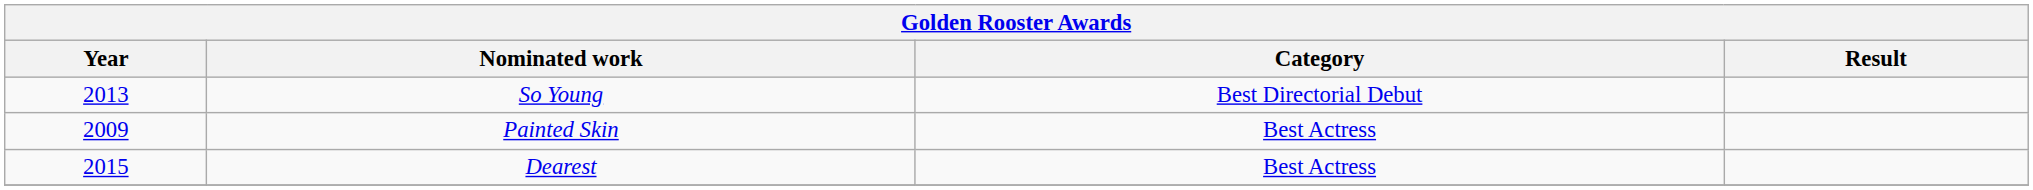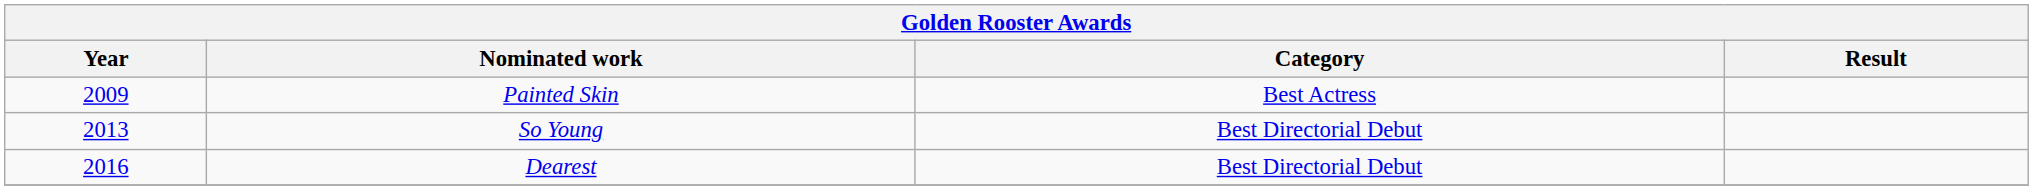rows swapped: (561, 130) <-> (561, 94)
(106, 166) 2015 -> (106, 166) 2016
(1320, 166) Best Actress -> (1320, 166) Best Directorial Debut
